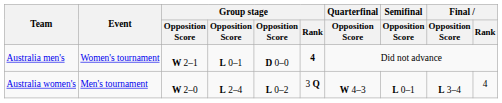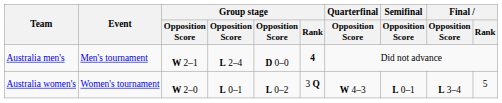(120, 58) Women's tournament -> (114, 58) Men's tournament
(231, 64) L 0–1 -> (231, 64) L 2–4
(114, 85) Men's tournament -> (120, 85) Women's tournament
(231, 90) L 2–4 -> (231, 90) L 0–1
(485, 85) 4 -> (485, 85) 5
